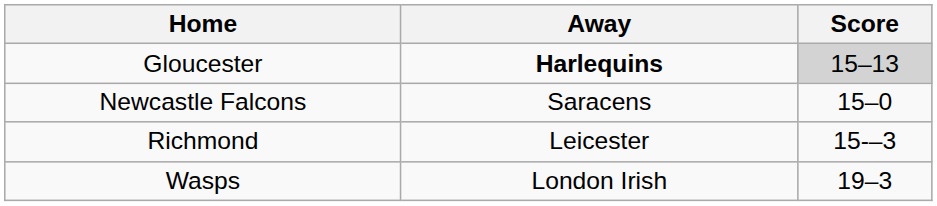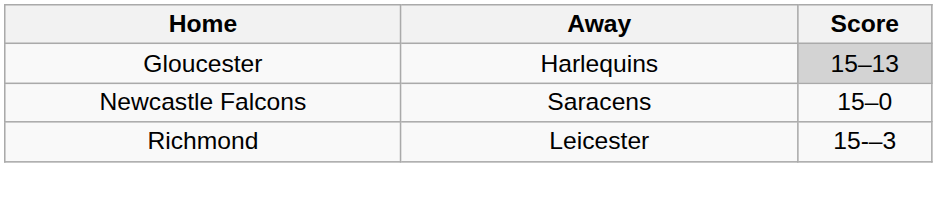(599, 63) bold -> (599, 63) normal
- row: (203, 180)
